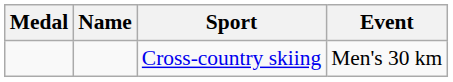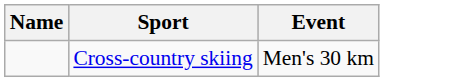- column: (39, 22)
